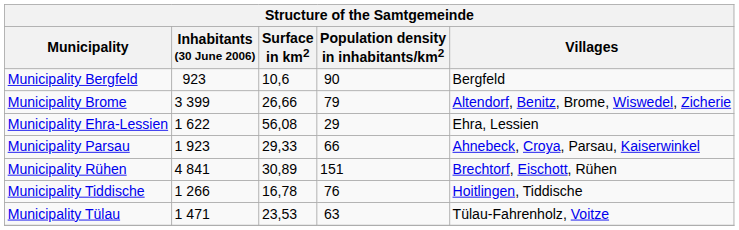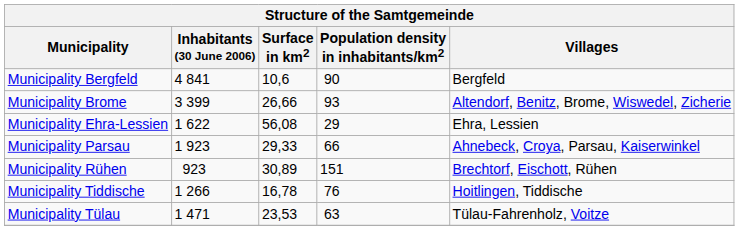(190, 79) 923 -> (192, 79) 4 841
(330, 102) 79 -> (330, 102) 93
(192, 169) 4 841 -> (190, 169) 923
